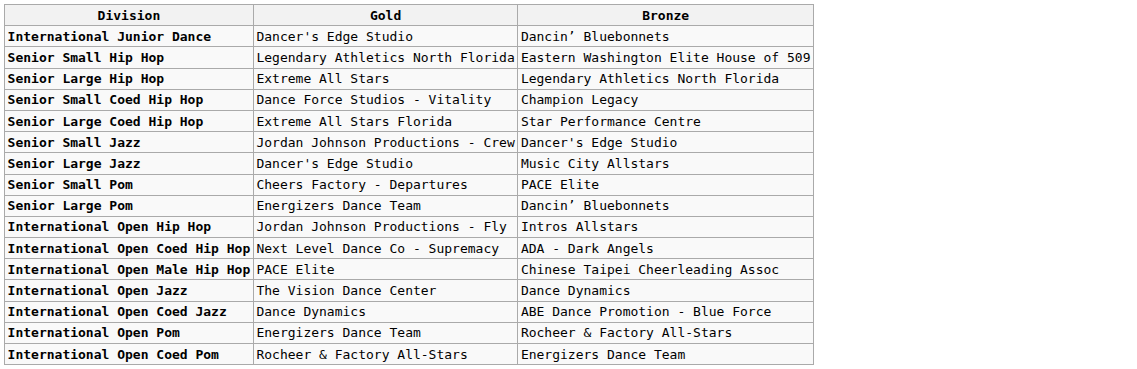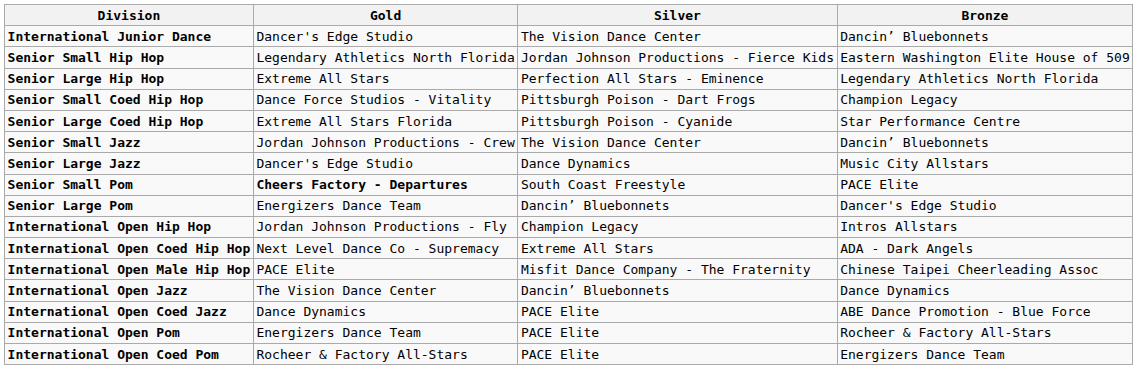+ column: (677, 15)
(599, 142) Dancer's Edge Studio -> (915, 142) Dancin’ Bluebonnets
(362, 185) normal -> (362, 185) bold
(595, 206) Dancin’ Bluebonnets -> (918, 206) Dancer's Edge Studio
